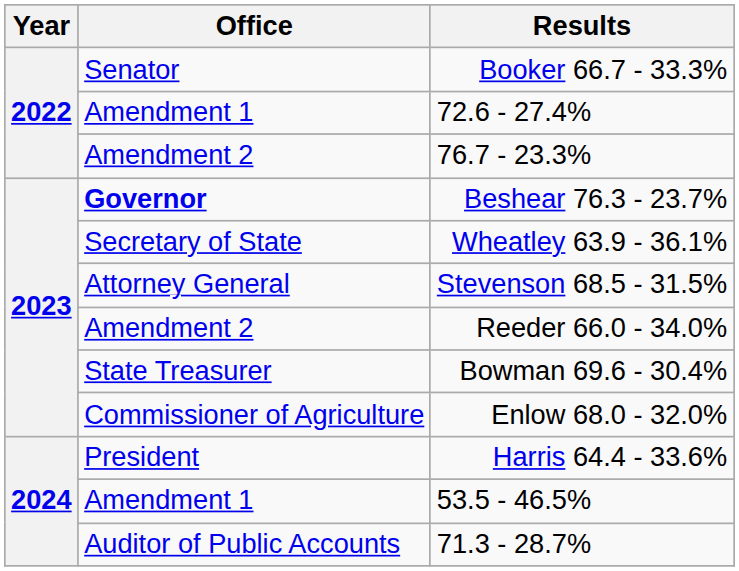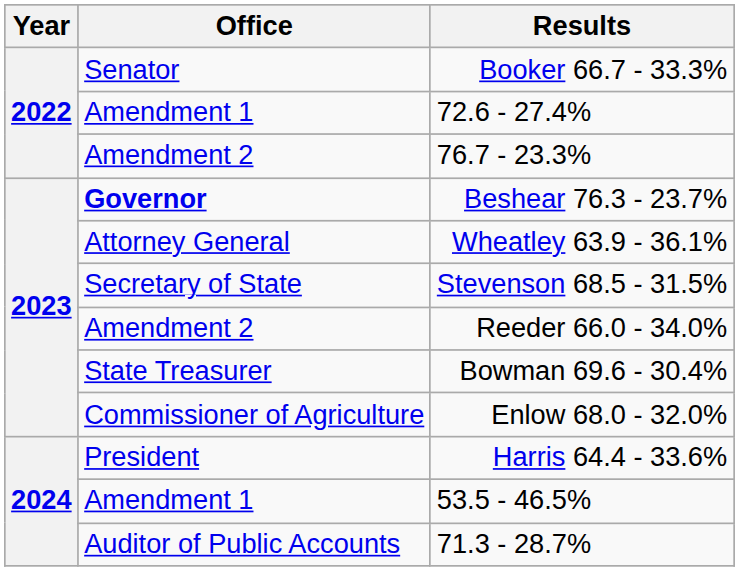(193, 241) Secretary of State -> (187, 241) Attorney General
(187, 284) Attorney General -> (193, 284) Secretary of State
